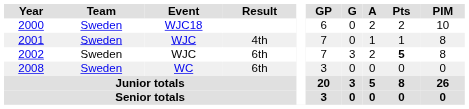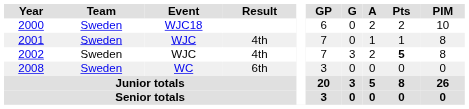(260, 54) 6th -> (260, 54) 4th
